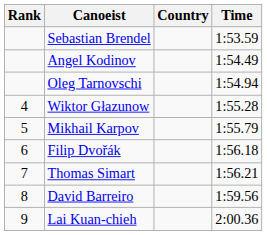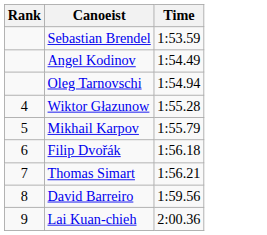- column: (183, 15)
